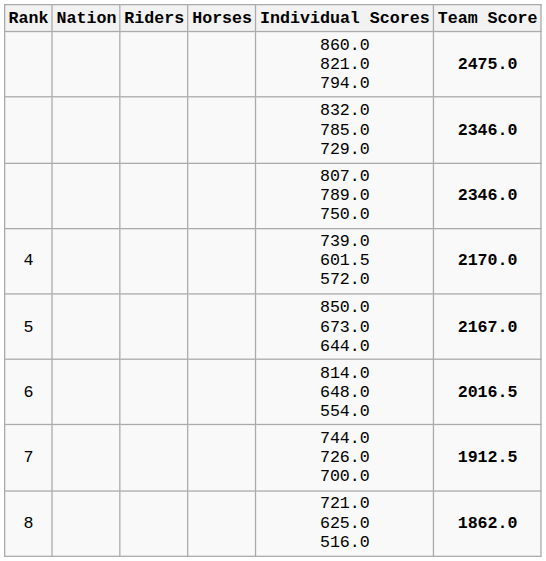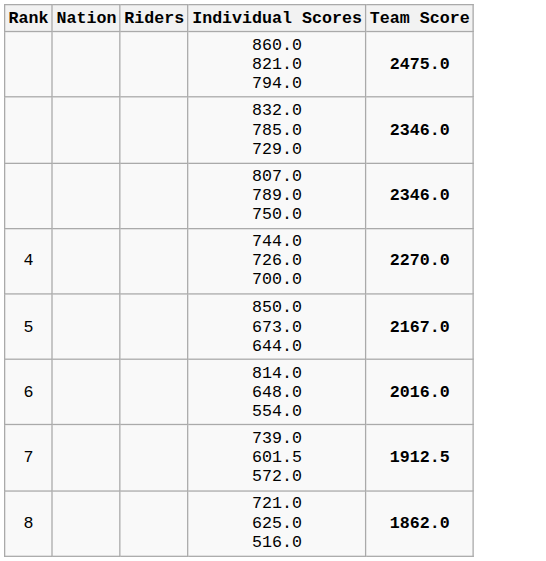- column: (222, 18)
(345, 261) 739.0 601.5 572.0 -> (277, 261) 744.0 726.0 700.0
(488, 261) 2170.0 -> (420, 261) 2270.0
(488, 392) 2016.5 -> (420, 392) 2016.0
(345, 458) 744.0 726.0 700.0 -> (277, 458) 739.0 601.5 572.0
